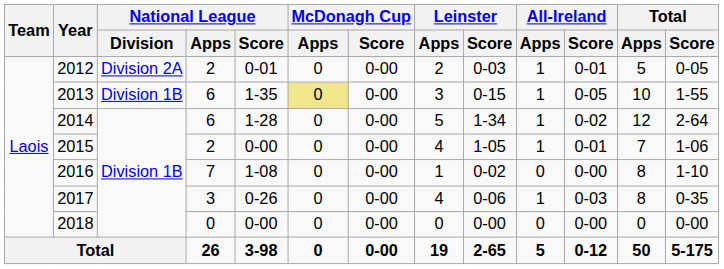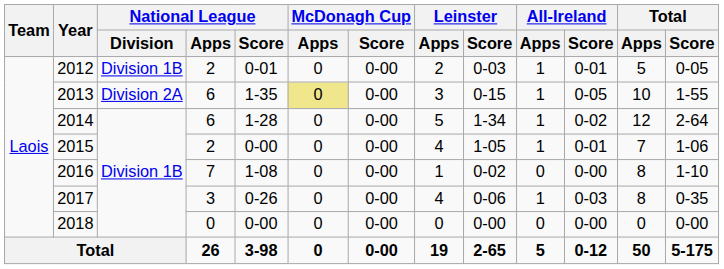(142, 69) Division 2A -> (142, 69) Division 1B
(142, 95) Division 1B -> (142, 95) Division 2A
